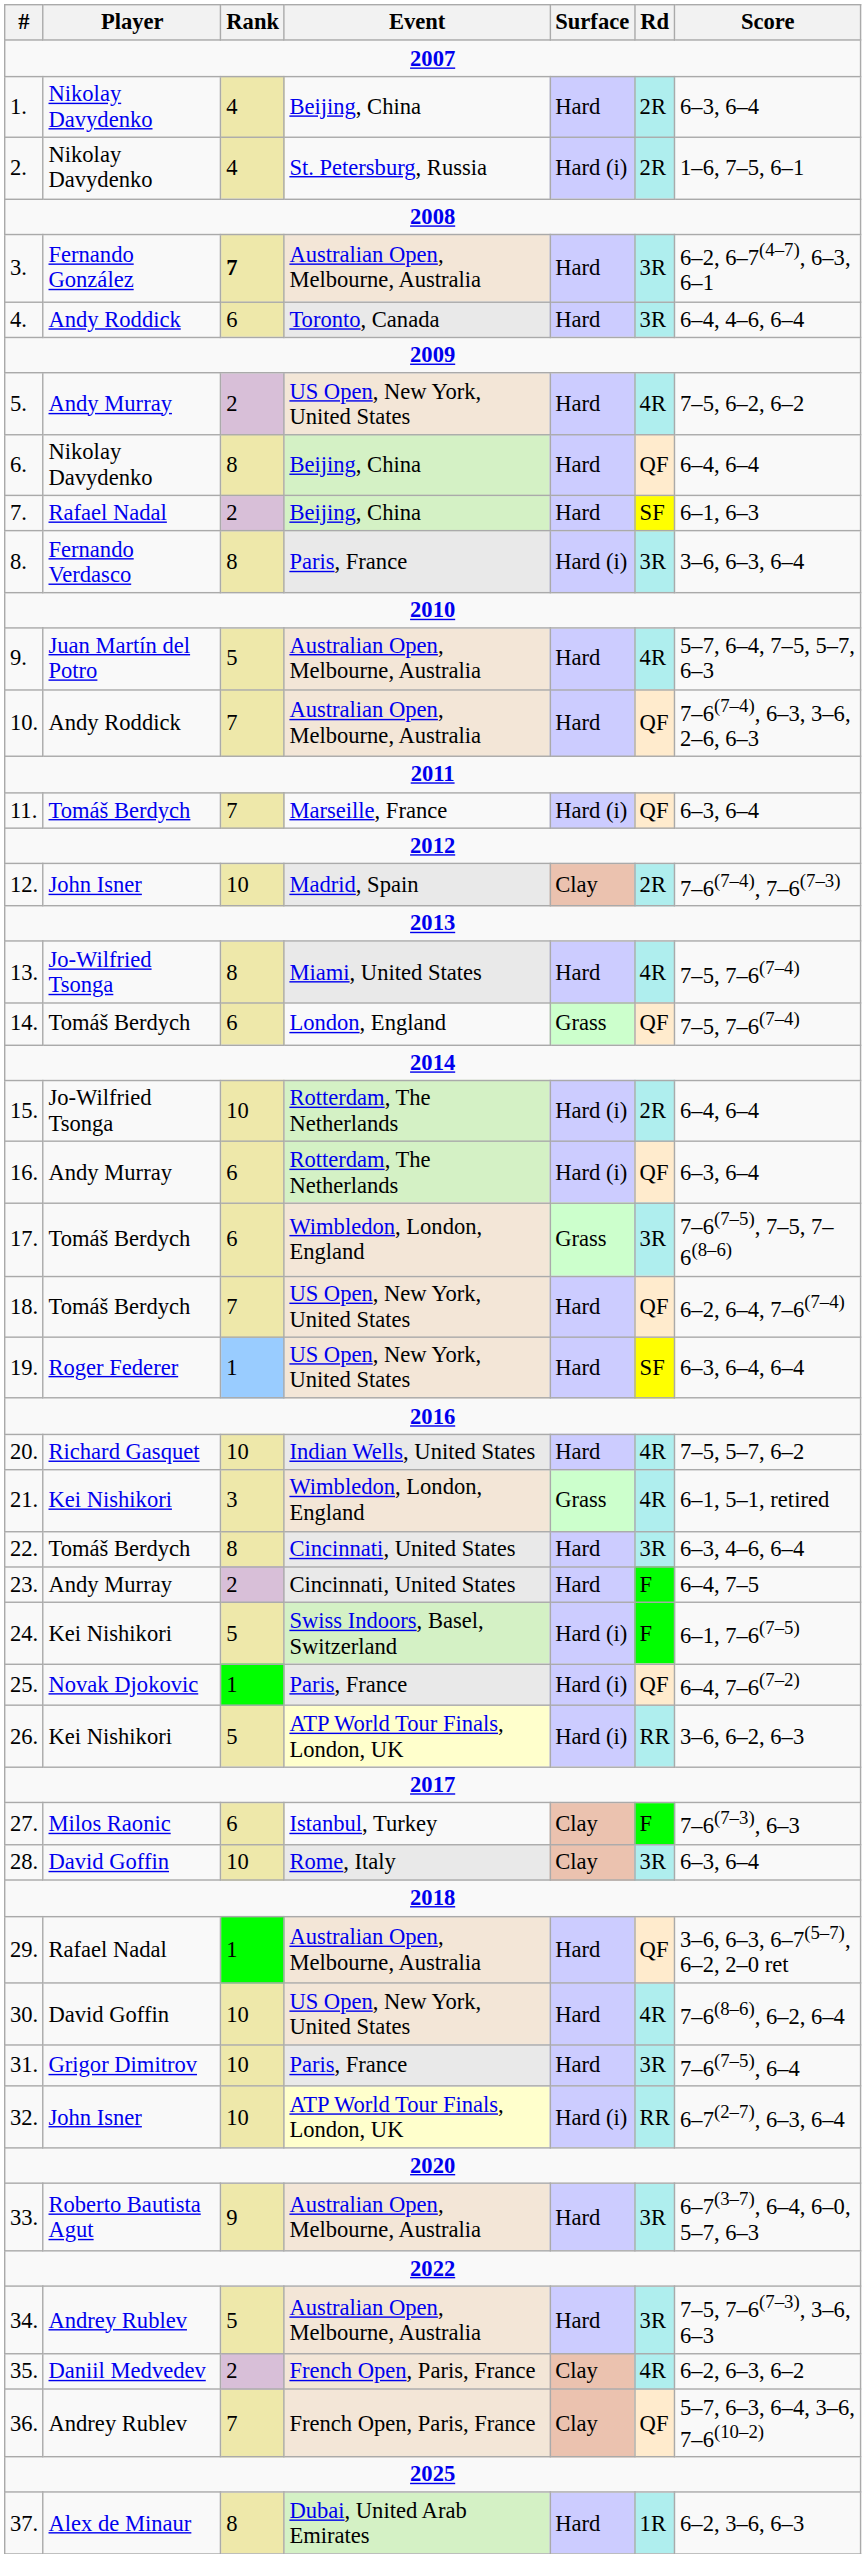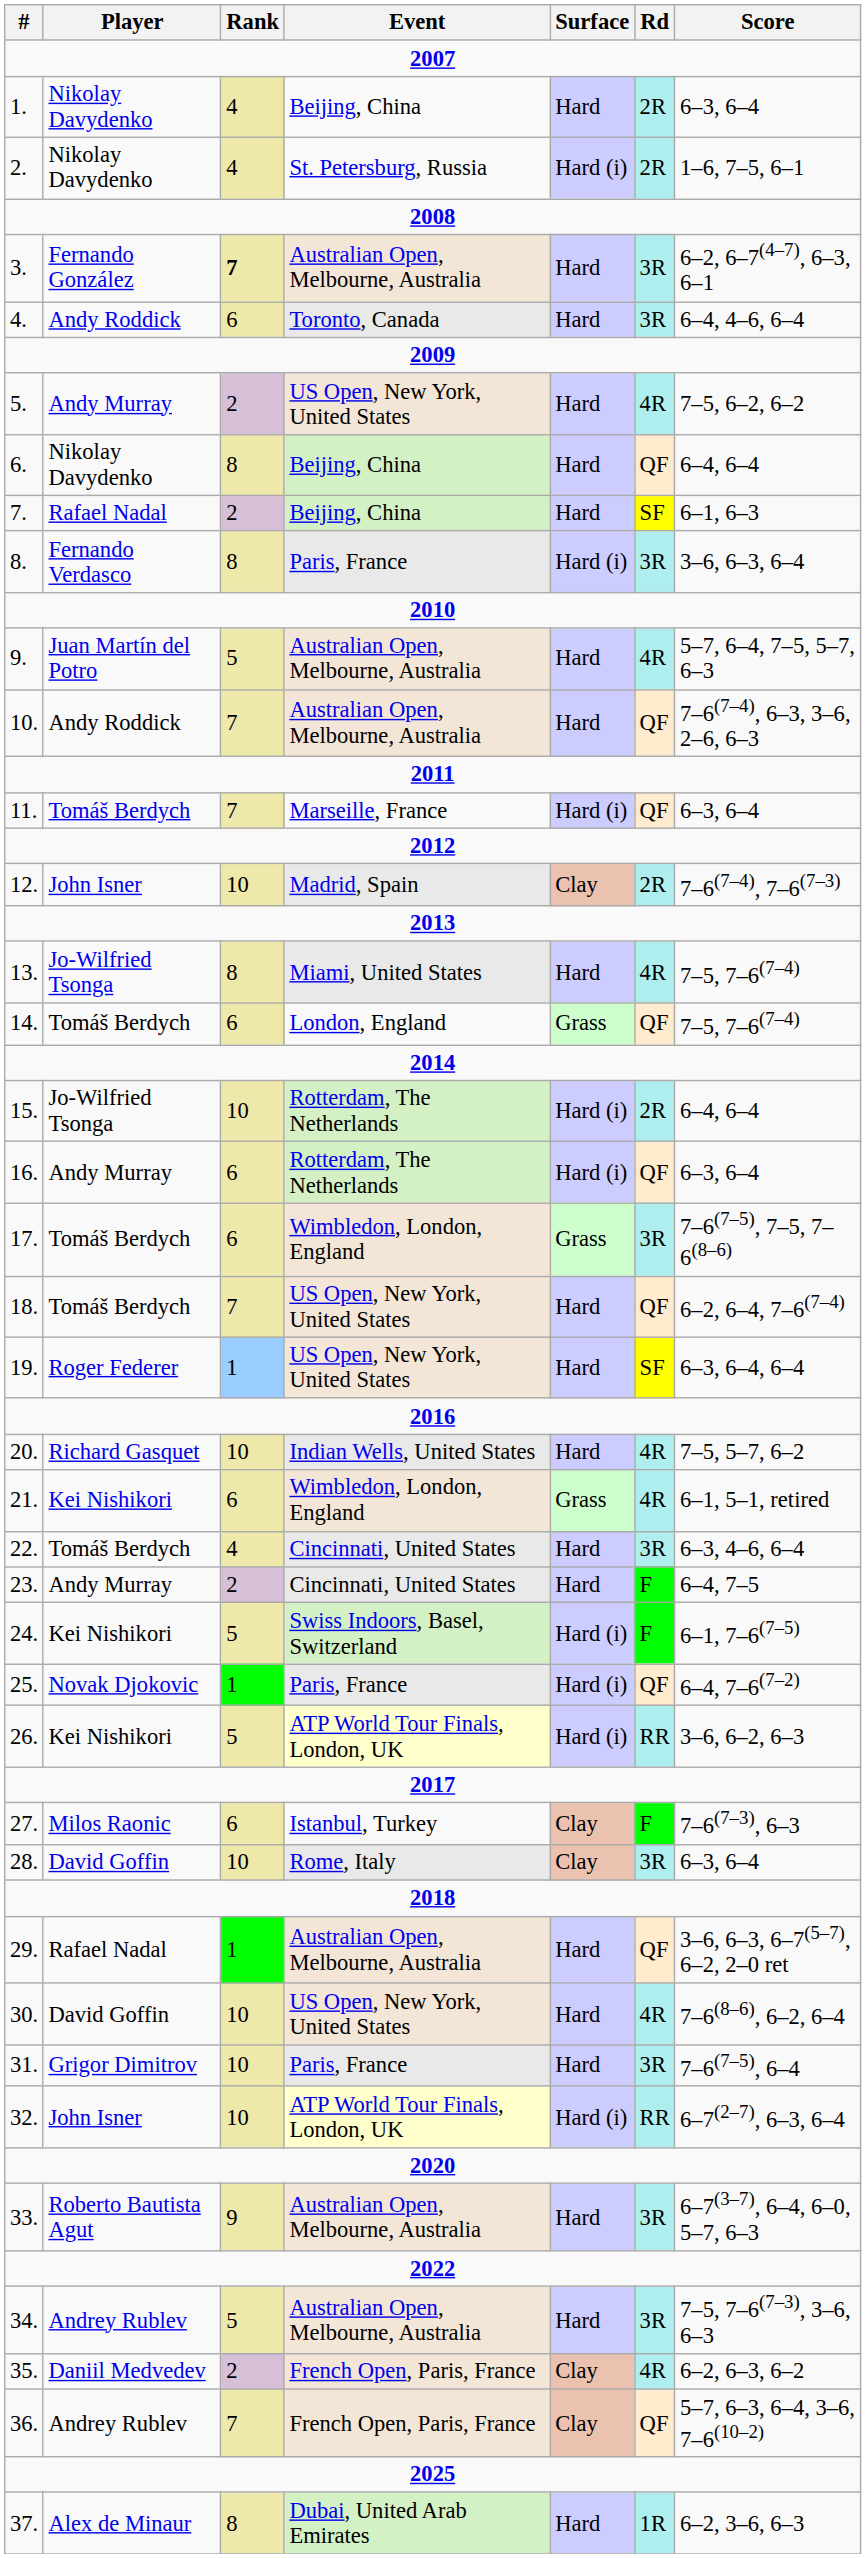(232, 1500) 3 -> (232, 1500) 6
(232, 1548) 8 -> (232, 1548) 4
